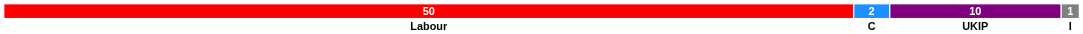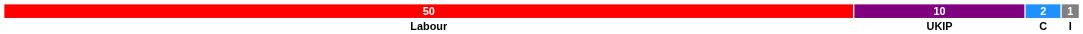columns swapped: (975, 11) <-> (872, 11)
